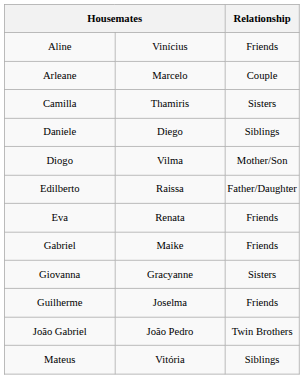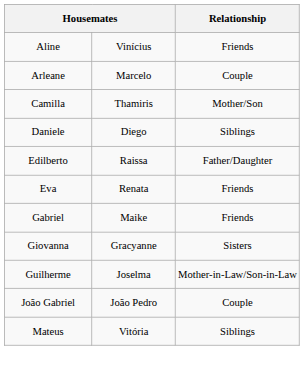(262, 103) Sisters -> (237, 103) Mother/Son
- row: (60, 160)
(262, 302) Friends -> (237, 274) Mother-in-Law/Son-in-Law
(262, 330) Twin Brothers -> (237, 302) Couple
